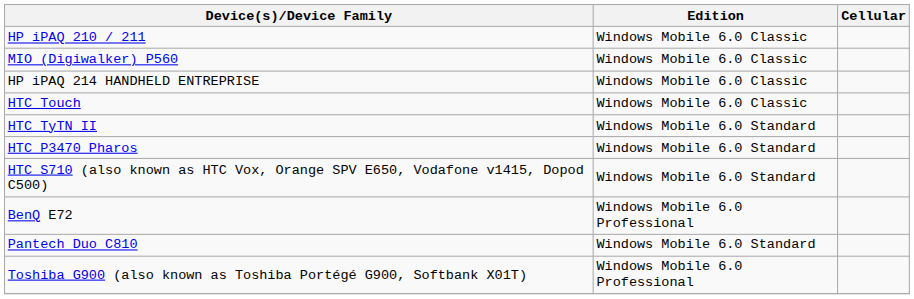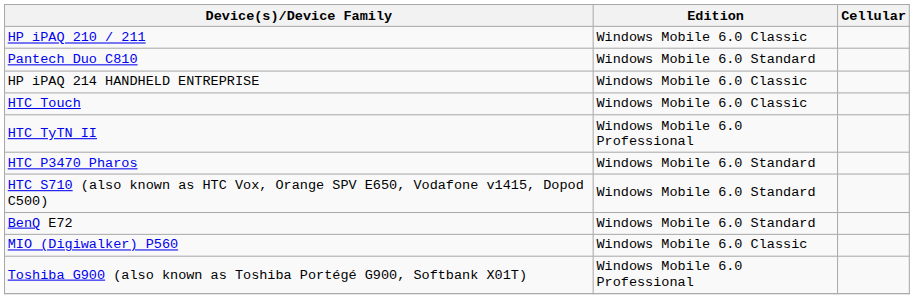rows swapped: (93, 60) <-> (73, 245)
(706, 126) Windows Mobile 6.0 Standard -> (669, 134) Windows Mobile 6.0 Professional
(669, 215) Windows Mobile 6.0 Professional -> (706, 223) Windows Mobile 6.0 Standard
